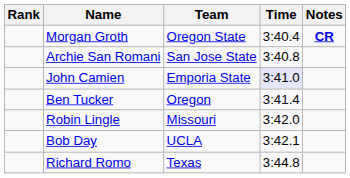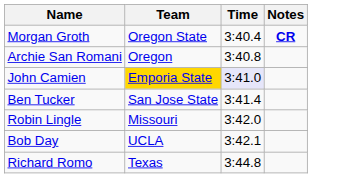- column: (24, 15)
(212, 57) San Jose State -> (150, 57) Oregon
(209, 78) no background -> (170, 78) gold background
(189, 99) Oregon -> (173, 99) San Jose State
